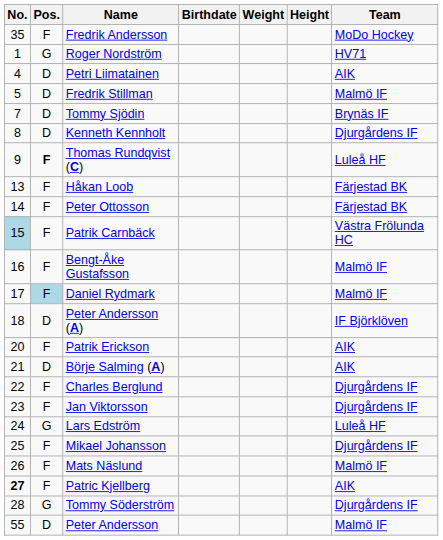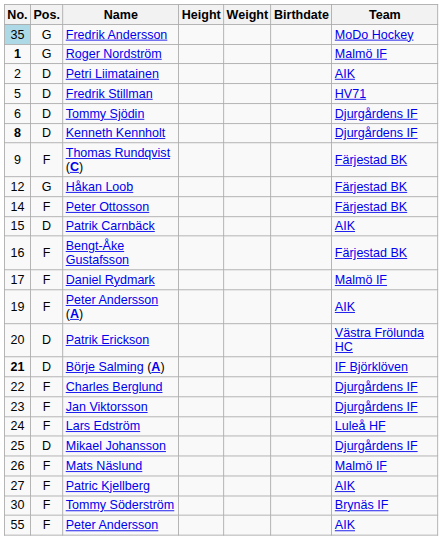columns swapped: (309, 15) <-> (209, 15)
(17, 35) no background -> (17, 35) lightblue background
(47, 35) F -> (47, 35) G
(17, 54) normal -> (17, 54) bold
(350, 54) HV71 -> (361, 54) Malmö IF
(17, 74) 4 -> (17, 74) 2
(361, 94) Malmö IF -> (350, 94) HV71
(17, 114) 7 -> (17, 114) 6
(362, 114) Brynäs IF -> (376, 114) Djurgårdens IF
(17, 133) normal -> (17, 133) bold
(47, 160) bold -> (47, 160) normal
(360, 160) Luleå HF -> (371, 160) Färjestad BK
(17, 187) 13 -> (17, 187) 12
(47, 187) F -> (47, 187) G
(17, 234) lightblue background -> (17, 227) no background
(47, 234) F -> (47, 227) D
(379, 234) Västra Frölunda HC -> (345, 227) AIK
(361, 267) Malmö IF -> (371, 253) Färjestad BK
(47, 294) lightblue background -> (47, 280) no background
(17, 321) 18 -> (17, 307) 19
(47, 321) D -> (47, 307) F
(371, 321) IF Björklöven -> (345, 307) AIK
(47, 347) F -> (47, 341) D
(345, 347) AIK -> (379, 341) Västra Frölunda HC
(17, 367) normal -> (17, 367) bold
(345, 367) AIK -> (371, 367) IF Björklöven
(47, 427) G -> (47, 427) F
(47, 446) F -> (47, 446) D
(17, 486) bold -> (17, 486) normal
(17, 506) 28 -> (17, 506) 30
(47, 506) G -> (47, 506) F
(376, 506) Djurgårdens IF -> (362, 506) Brynäs IF
(47, 526) D -> (47, 526) F
(361, 526) Malmö IF -> (345, 526) AIK
